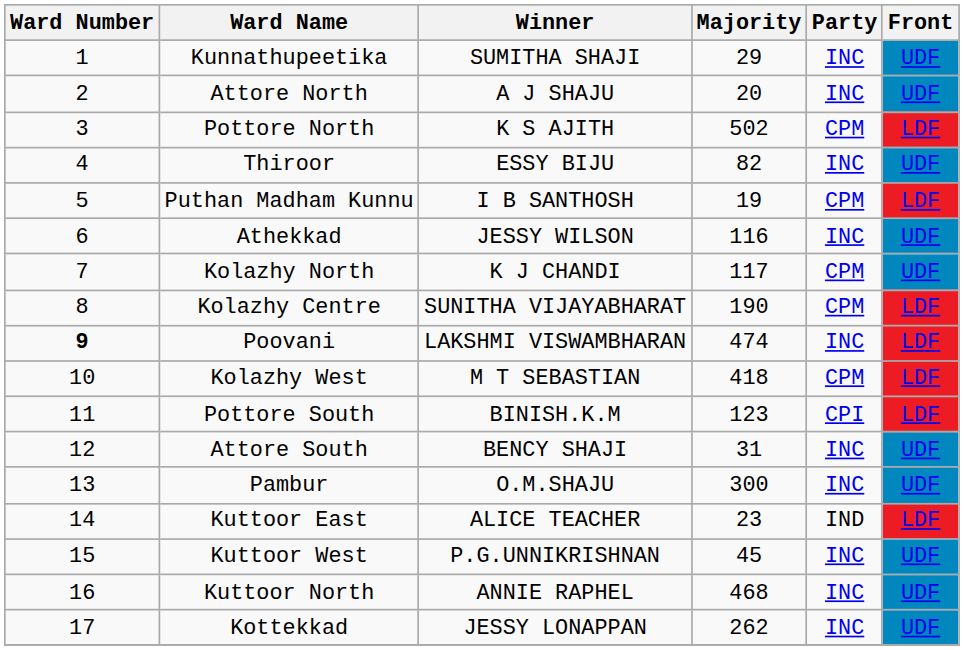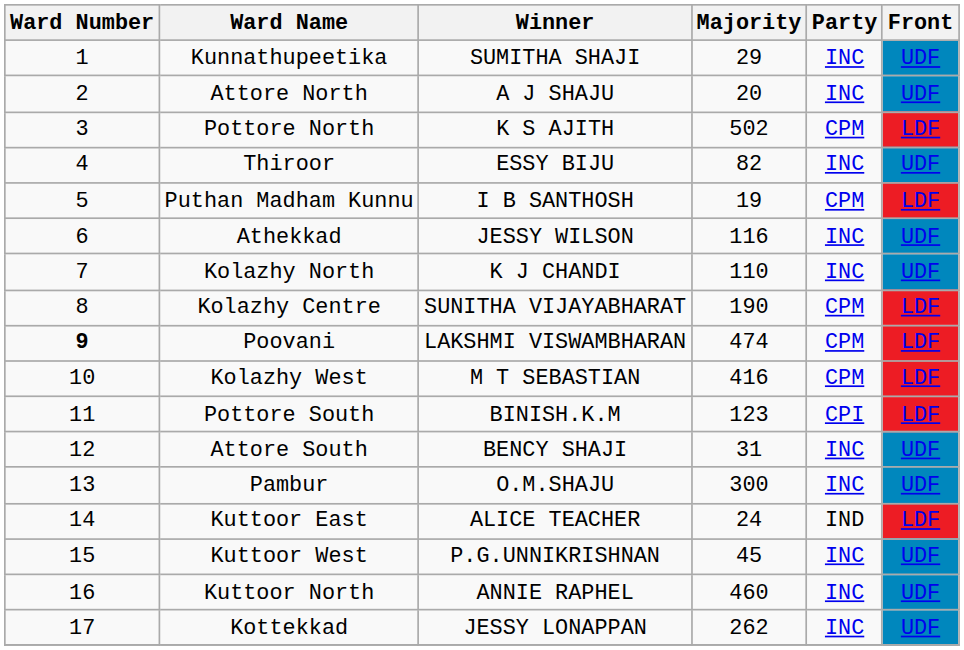(749, 272) 117 -> (749, 272) 110
(845, 272) CPM -> (845, 272) INC
(845, 343) INC -> (845, 343) CPM
(749, 379) 418 -> (749, 379) 416
(749, 521) 23 -> (749, 521) 24
(749, 592) 468 -> (749, 592) 460
